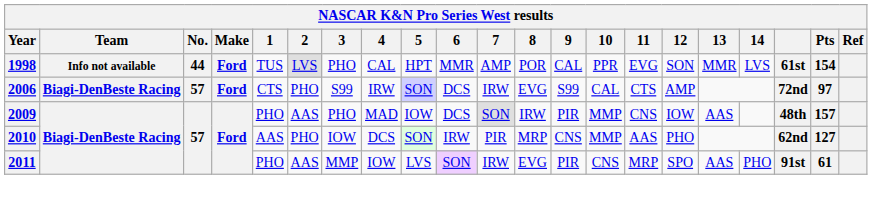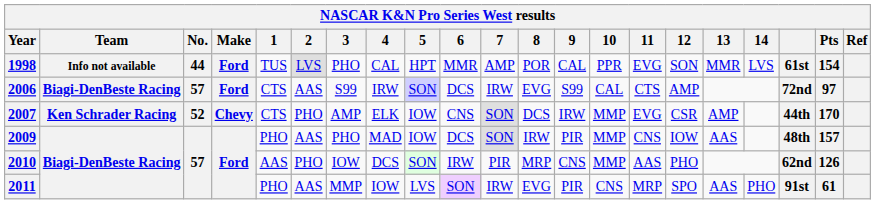(305, 89) PHO -> (309, 89) AAS
+ row: (22, 113)
(825, 138) 127 -> (829, 162) 126
